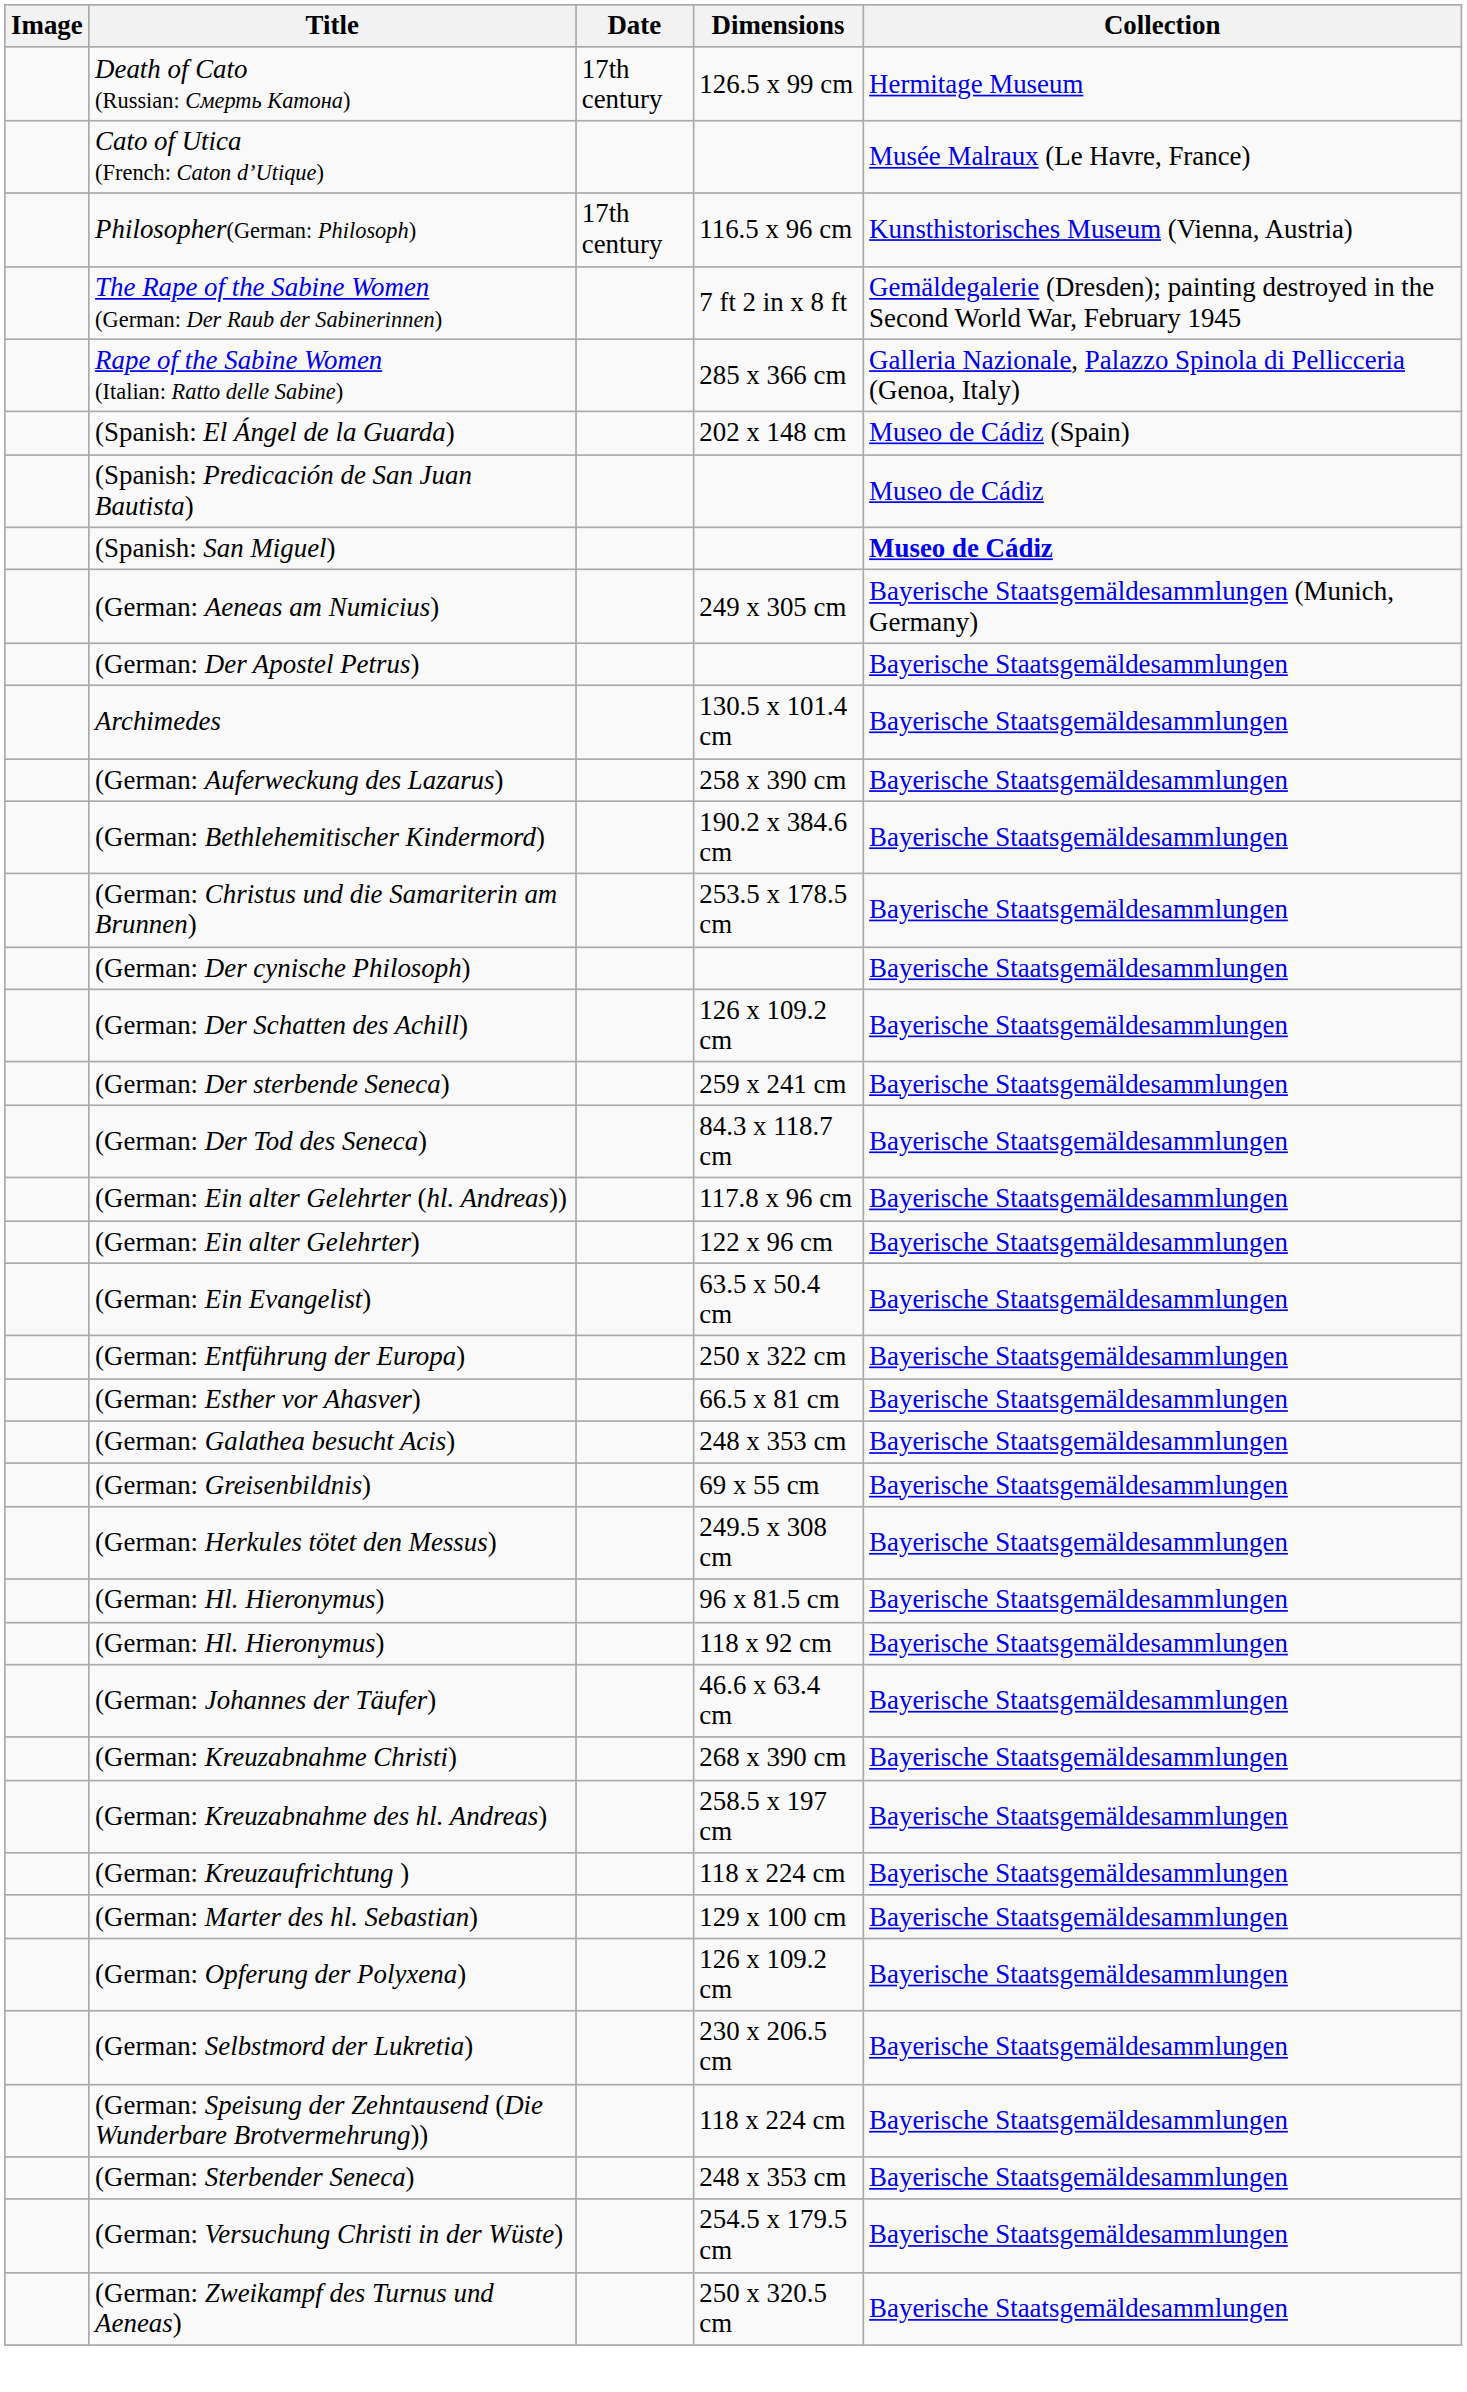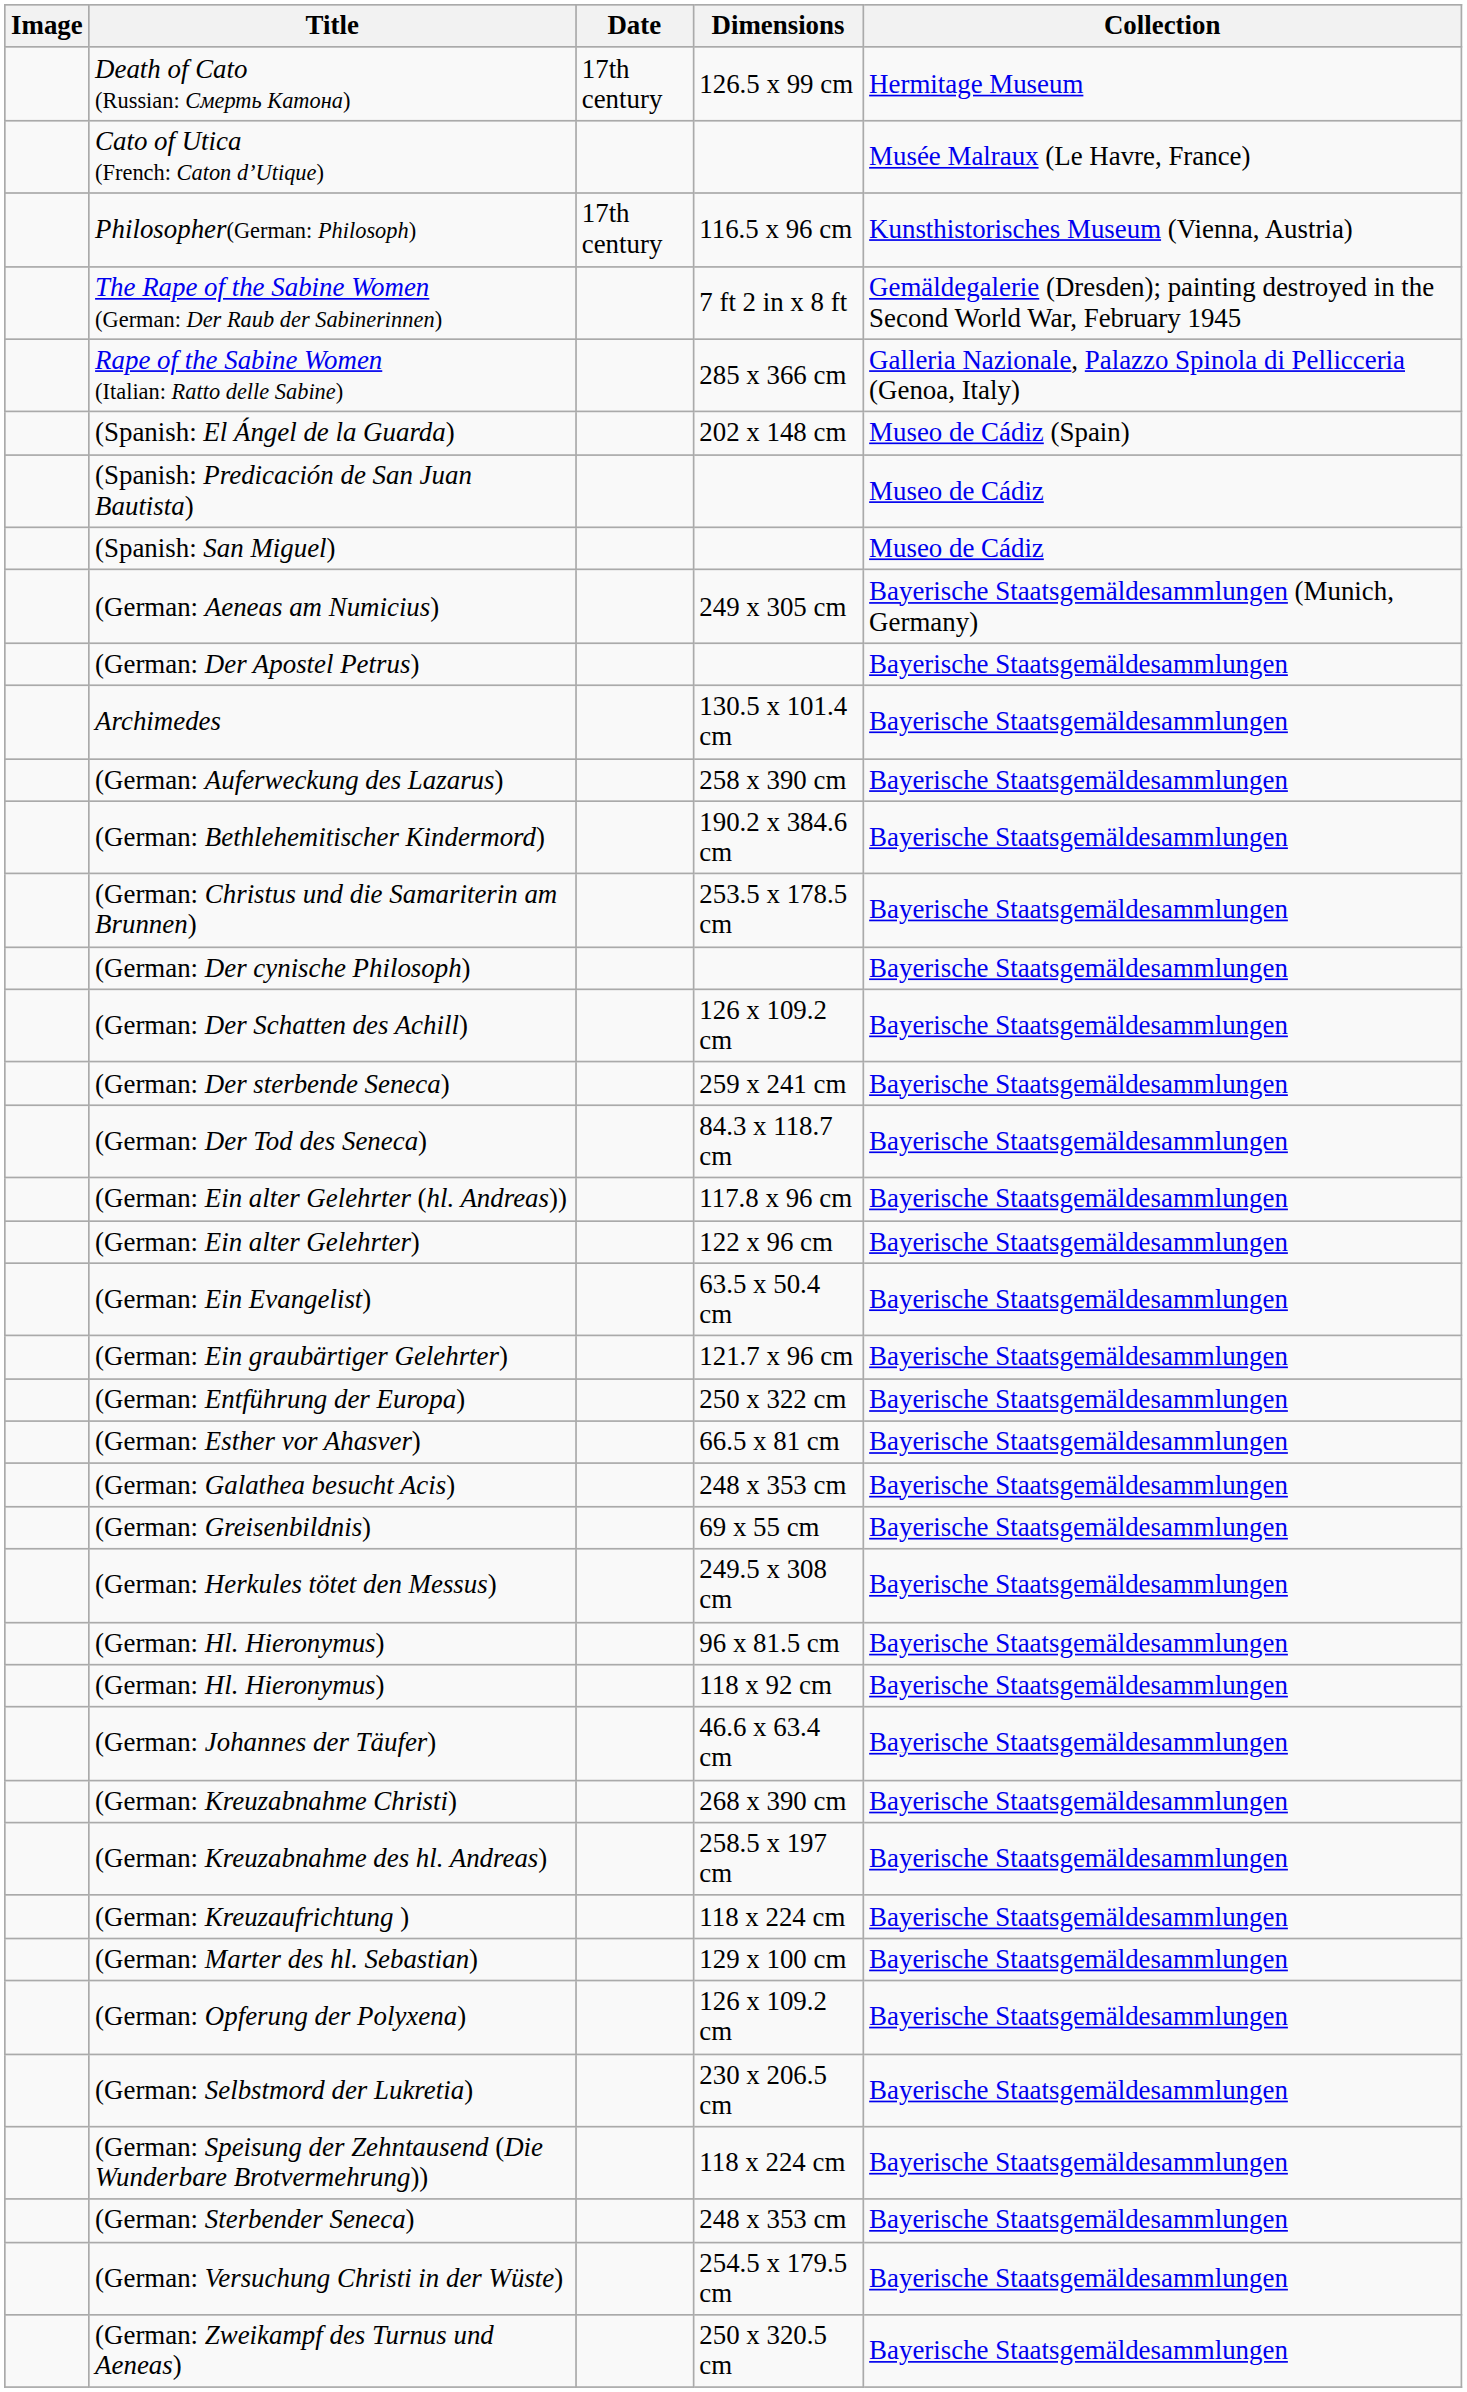(961, 548) bold -> (956, 548) normal
+ row: (302, 1356)
